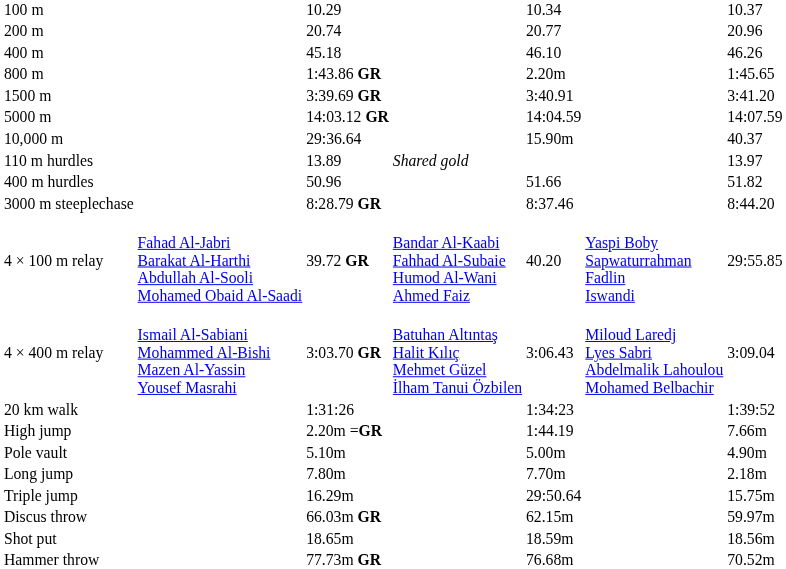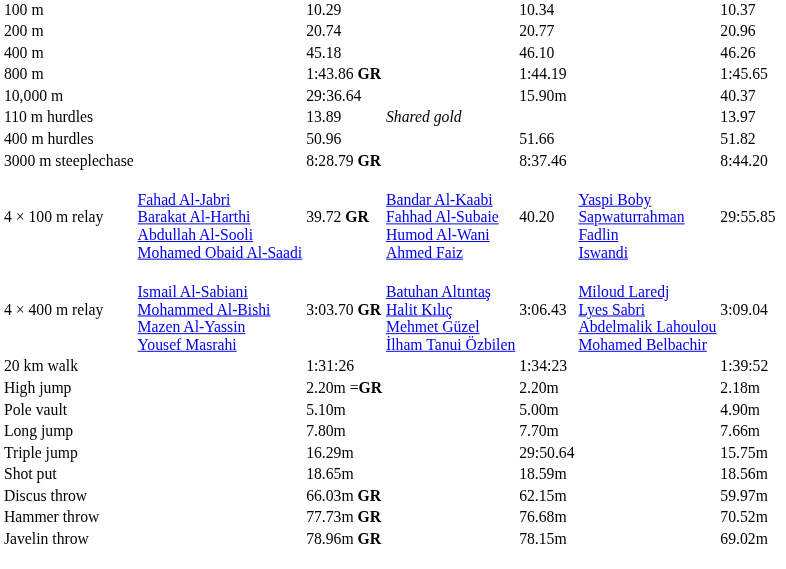(546, 74) 2.20m -> (543, 74) 1:44.19
- row: (28, 96)
- row: (28, 117)
(550, 431) 1:44.19 -> (539, 388) 2.20m
(747, 431) 7.66m -> (740, 388) 2.18m
(747, 474) 2.18m -> (740, 431) 7.66m
rows swapped: (30, 538) <-> (46, 517)
+ row: (46, 538)
